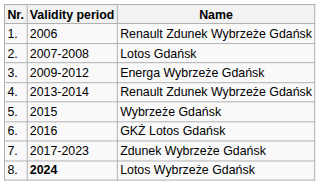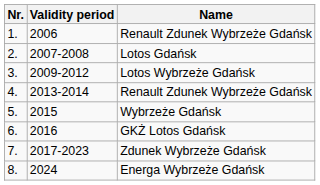(192, 72) Energa Wybrzeże Gdańsk -> (187, 72) Lotos Wybrzeże Gdańsk
(44, 170) bold -> (44, 170) normal
(187, 170) Lotos Wybrzeże Gdańsk -> (192, 170) Energa Wybrzeże Gdańsk
